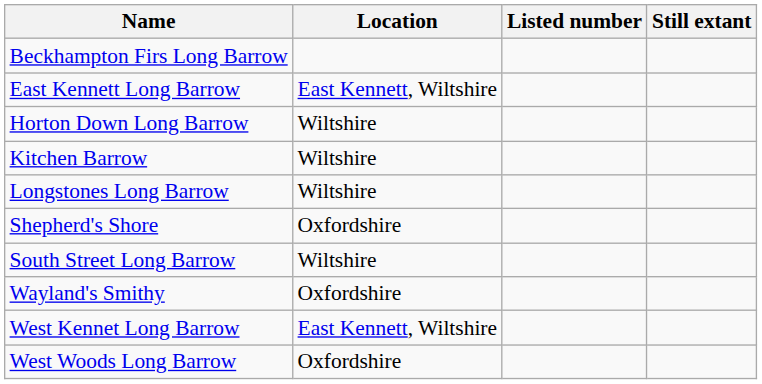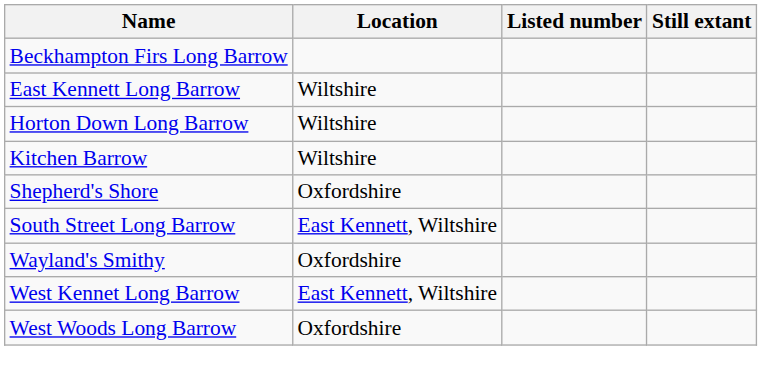(397, 89) East Kennett, Wiltshire -> (337, 89) Wiltshire
- row: (119, 191)
(337, 259) Wiltshire -> (397, 225) East Kennett, Wiltshire
